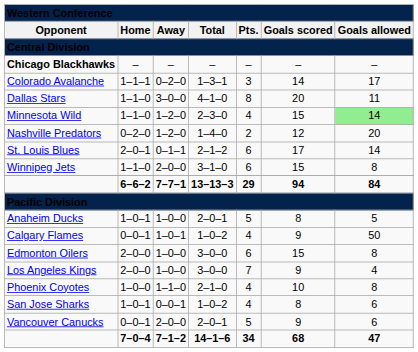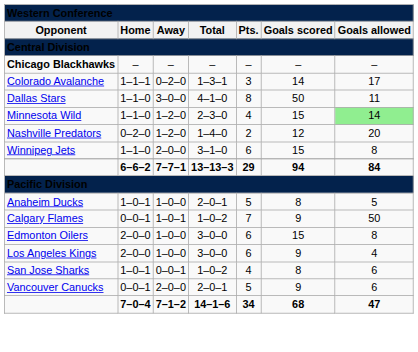(298, 98) 20 -> (298, 98) 50
- row: (43, 150)
(249, 236) 4 -> (249, 218) 7
(249, 270) 7 -> (249, 253) 6
- row: (48, 287)
